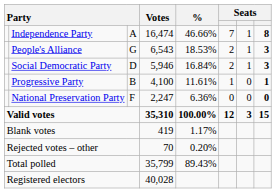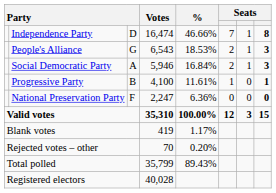(133, 33) A -> (133, 33) D
(133, 66) D -> (133, 66) A
